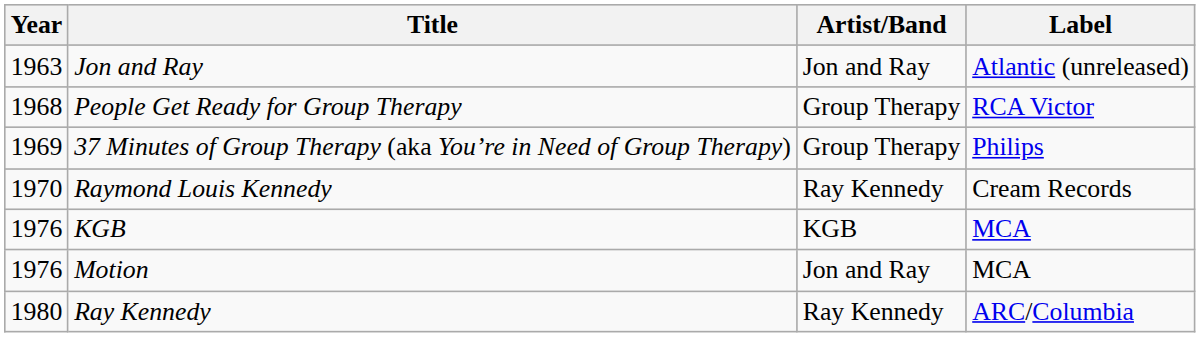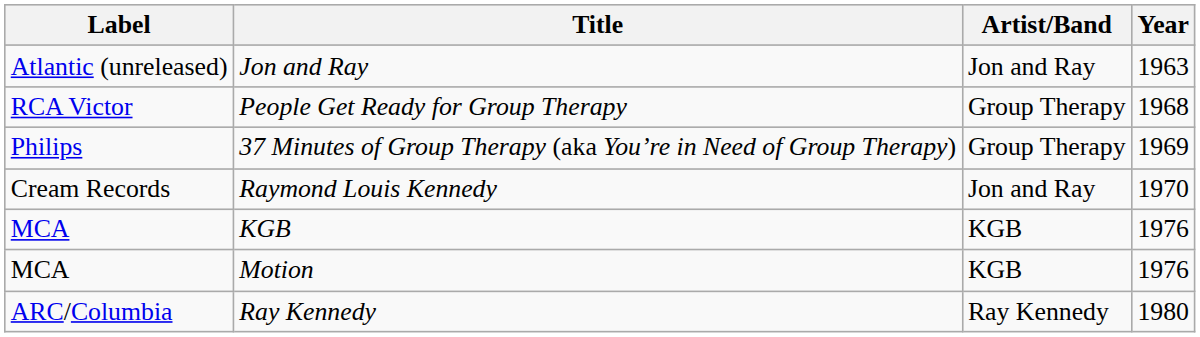columns swapped: (36, 24) <-> (1081, 24)
(873, 188) Ray Kennedy -> (1032, 188) Jon and Ray
(866, 270) Jon and Ray -> (995, 270) KGB
